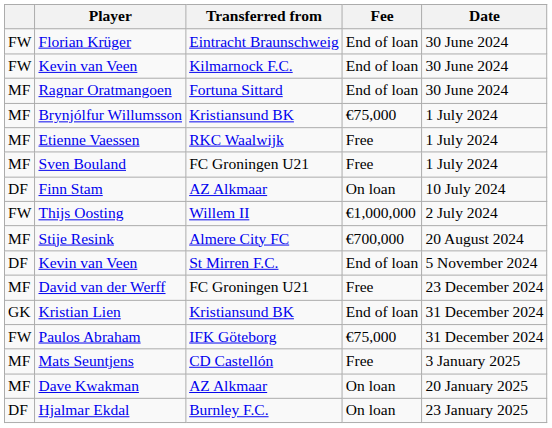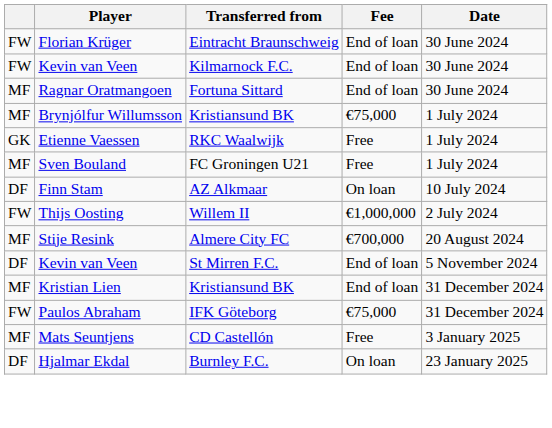(19, 139) MF -> (19, 139) GK
- row: (102, 287)
(19, 312) GK -> (19, 287) MF
- row: (89, 386)
